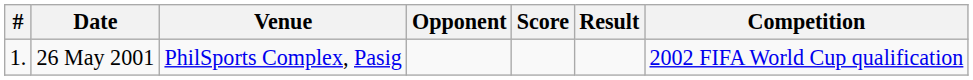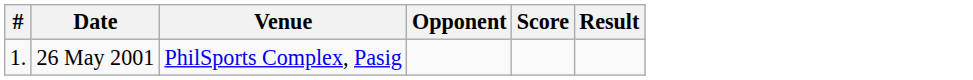- column: (806, 22)
